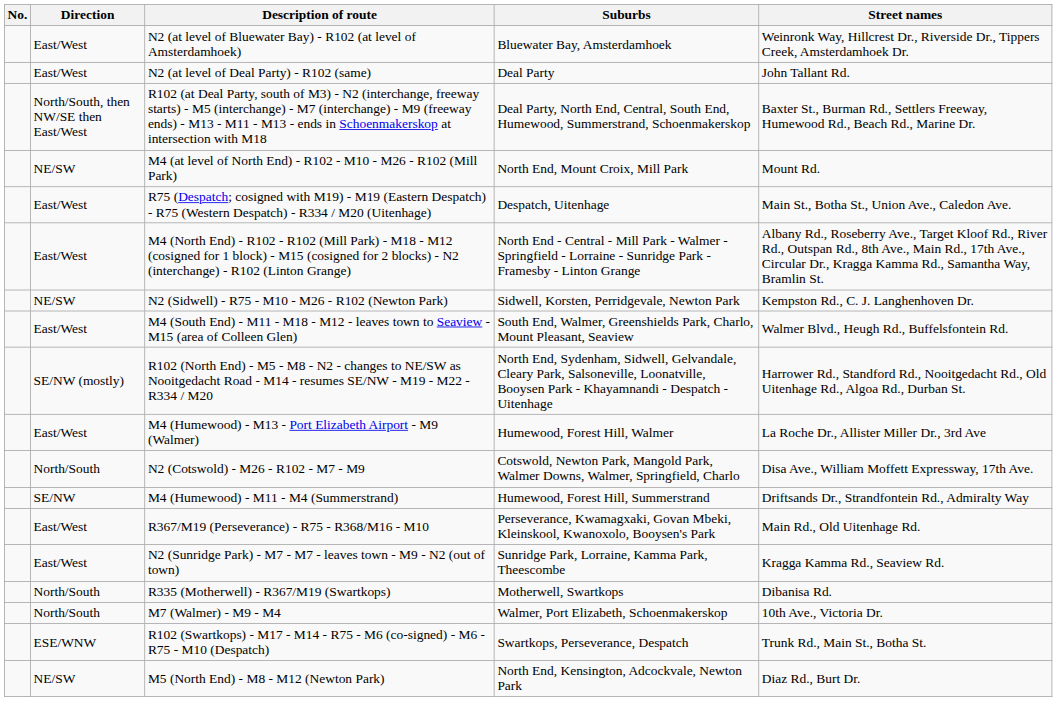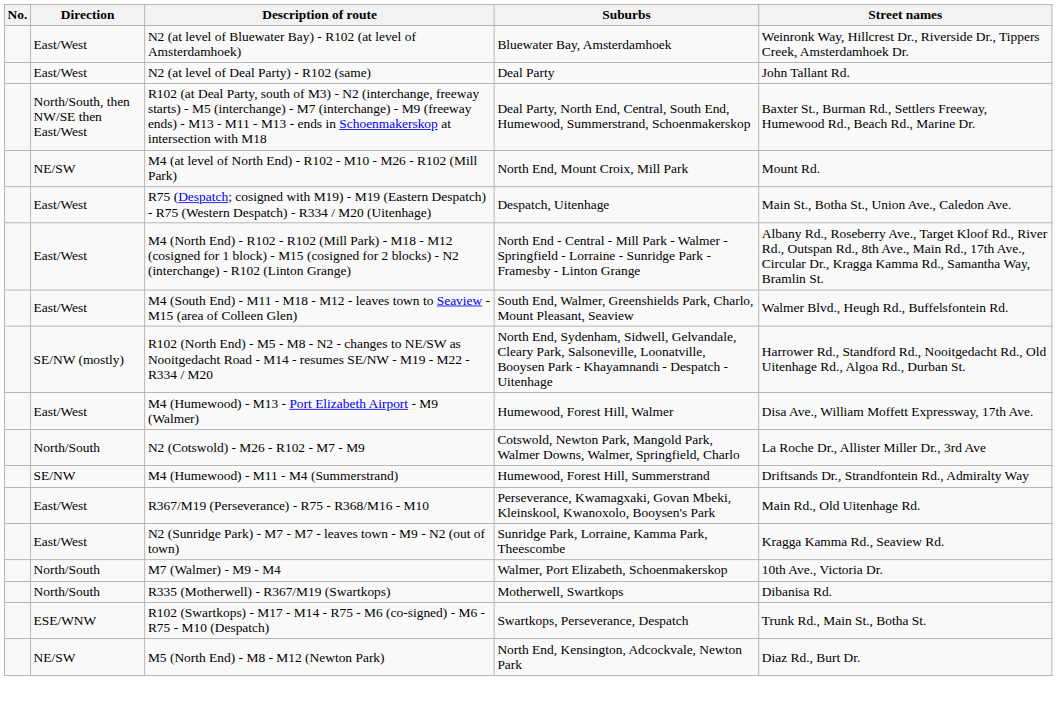- row: (298, 300)
(874, 432) La Roche Dr., Allister Miller Dr., 3rd Ave -> (898, 411) Disa Ave., William Moffett Expressway, 17th Ave.
(898, 468) Disa Ave., William Moffett Expressway, 17th Ave. -> (874, 447) La Roche Dr., Allister Miller Dr., 3rd Ave
rows swapped: (269, 591) <-> (214, 613)
